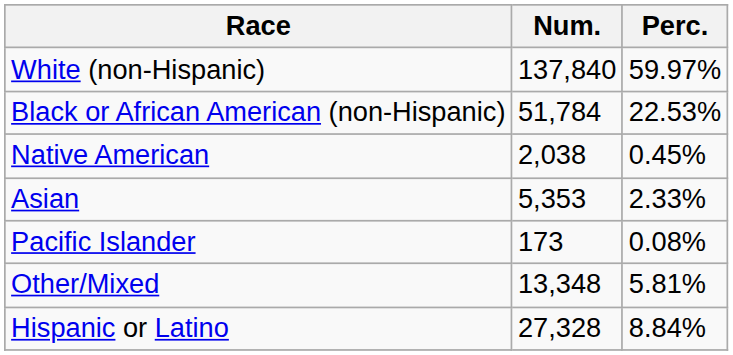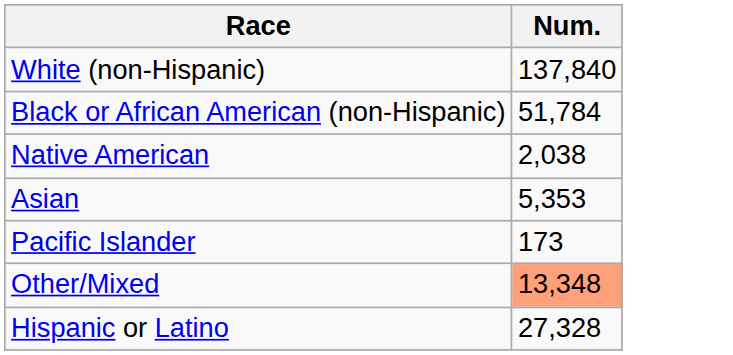- column: (675, 26)
(560, 284) no background -> (560, 284) lightsalmon background
